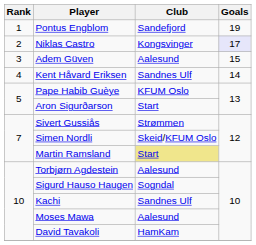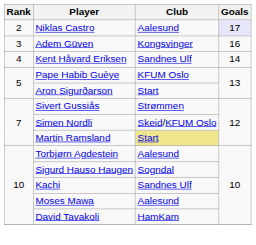- row: (72, 28)
(165, 43) Kongsvinger -> (158, 28) Aalesund
(158, 59) Aalesund -> (165, 43) Kongsvinger
(235, 59) 15 -> (235, 43) 16
